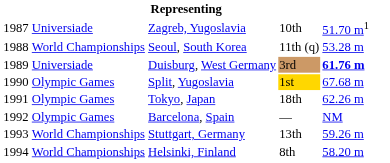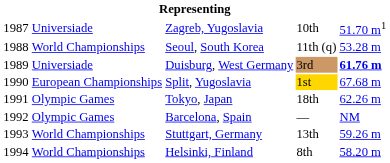(73, 82) Olympic Games -> (97, 82) European Championships
